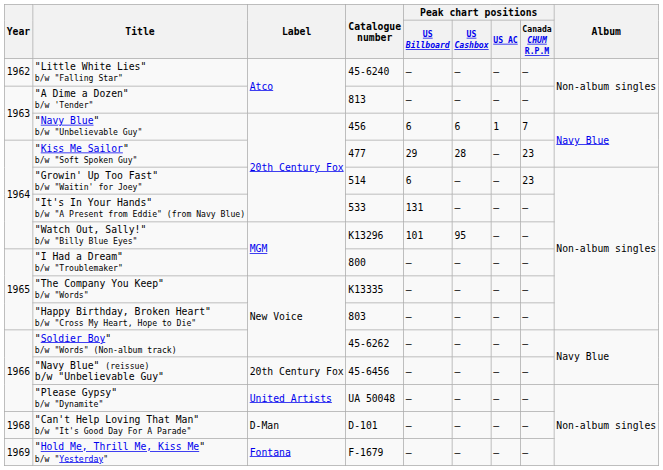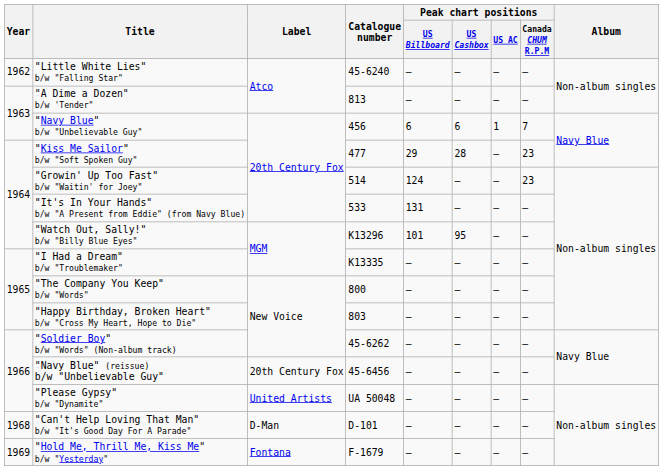(409, 181) 6 -> (415, 181) 124
(357, 262) 800 -> (366, 262) K13335
(366, 289) K13335 -> (357, 289) 800
